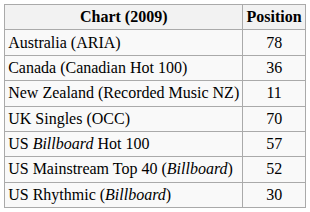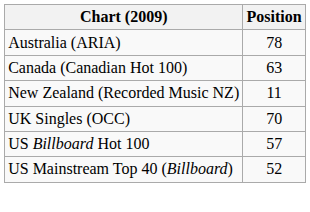(274, 67) 36 -> (274, 67) 63
- row: (90, 194)
